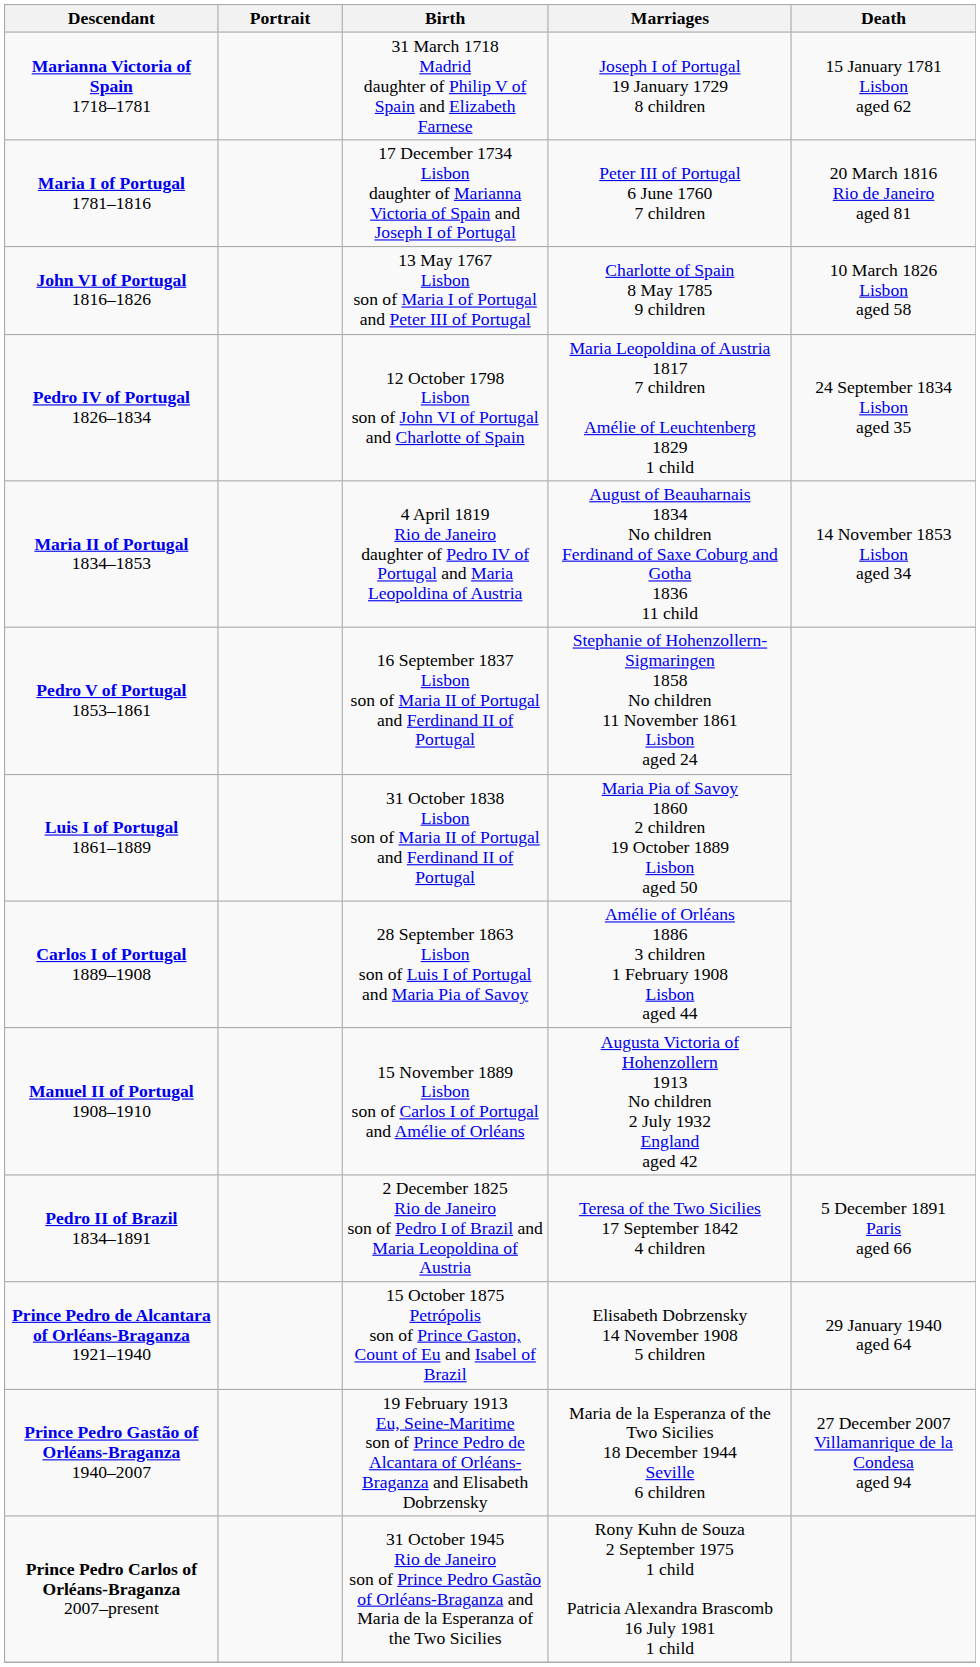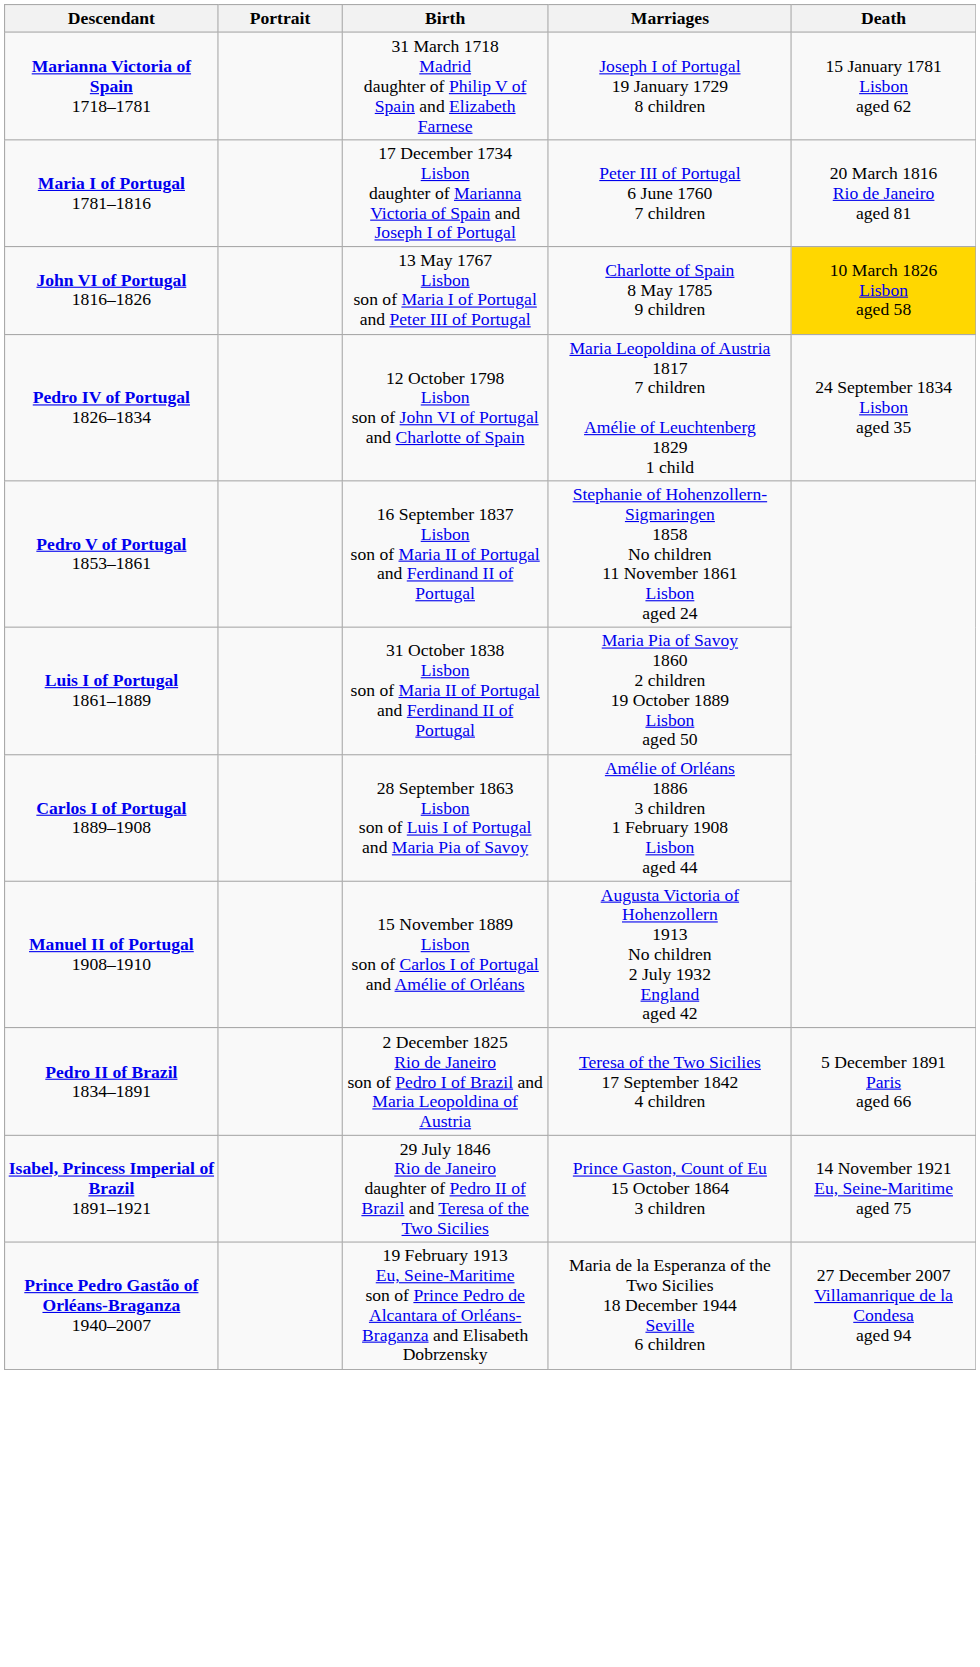(884, 290) no background -> (884, 290) gold background
- row: (111, 554)
+ row: (111, 1188)
- row: (111, 1335)
- row: (111, 1589)
